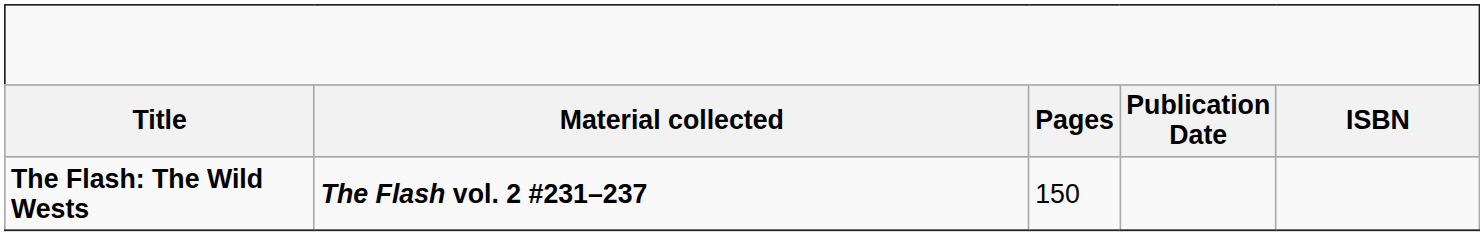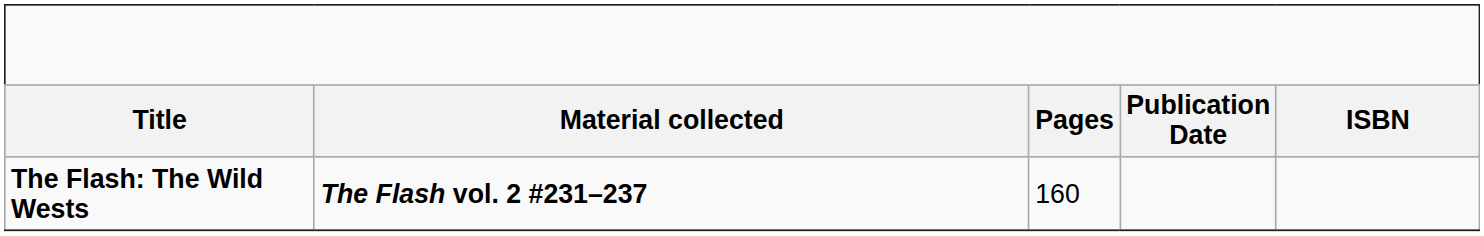(1057, 193) 150 -> (1057, 193) 160
